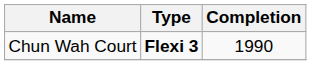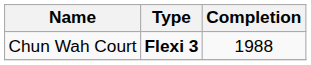(254, 45) 1990 -> (254, 45) 1988
